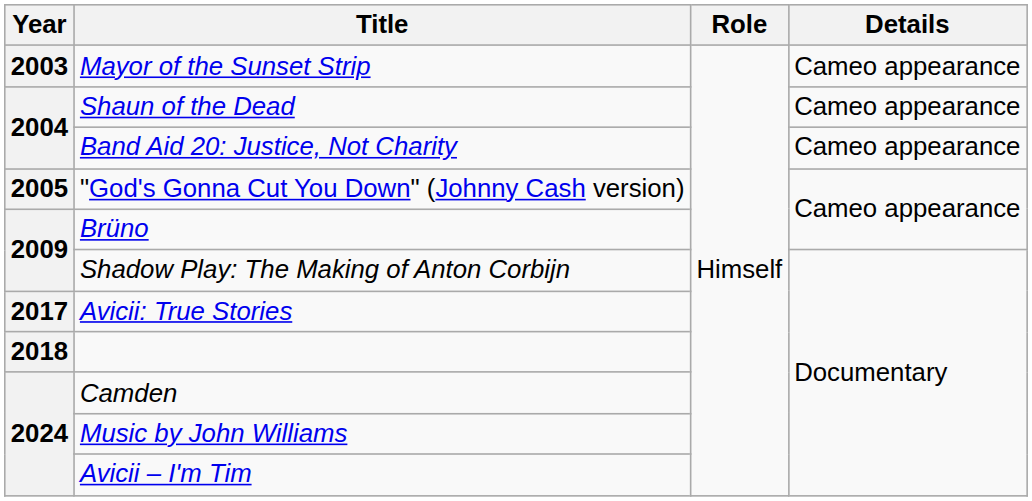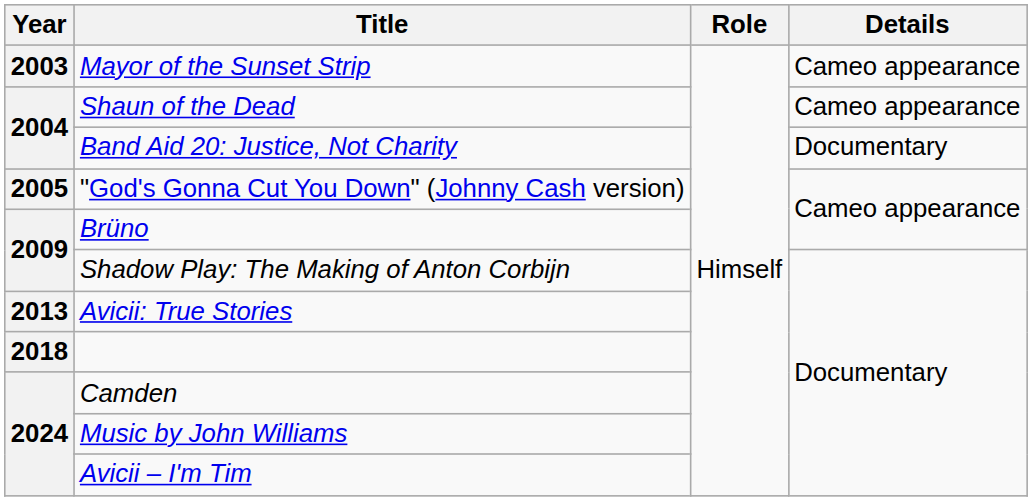(907, 147) Cameo appearance -> (871, 147) Documentary
(39, 310) 2017 -> (39, 310) 2013
